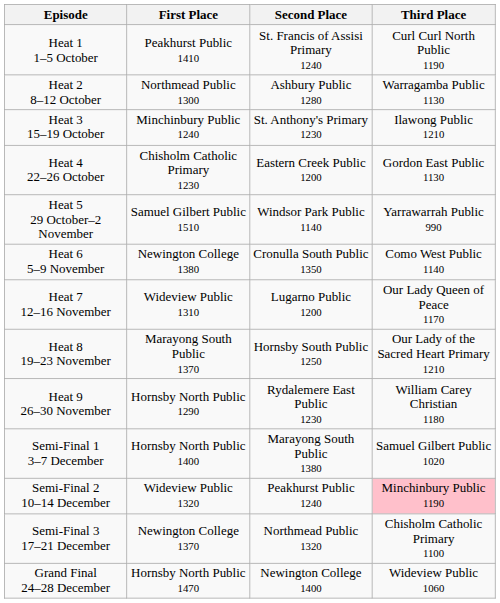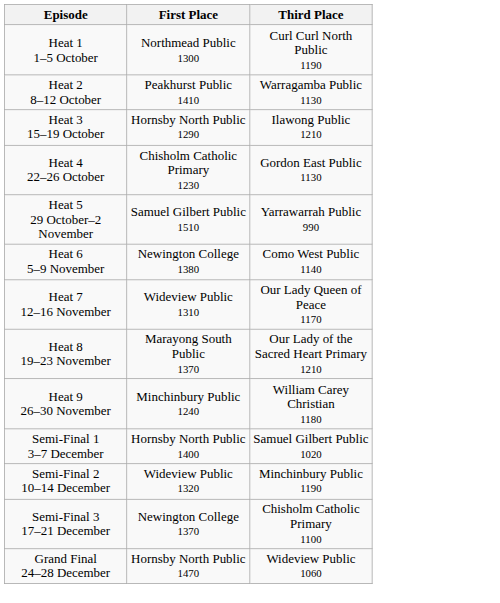- column: (311, 14)
(188, 49) Peakhurst Public 1410 -> (188, 49) Northmead Public 1300
(188, 92) Northmead Public 1300 -> (188, 92) Peakhurst Public 1410
(188, 127) Minchinbury Public 1240 -> (188, 127) Hornsby North Public 1290
(188, 403) Hornsby North Public 1290 -> (188, 403) Minchinbury Public 1240
(434, 496) pink background -> (311, 481) no background
